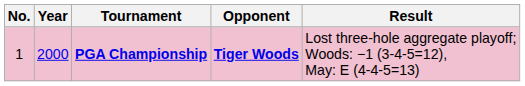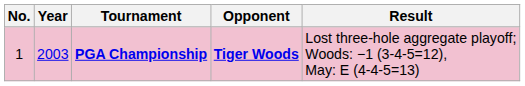(53, 54) 2000 -> (53, 54) 2003
